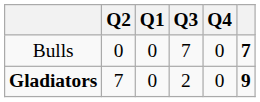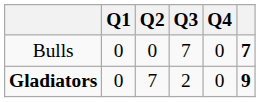columns swapped: (152, 19) <-> (119, 19)
